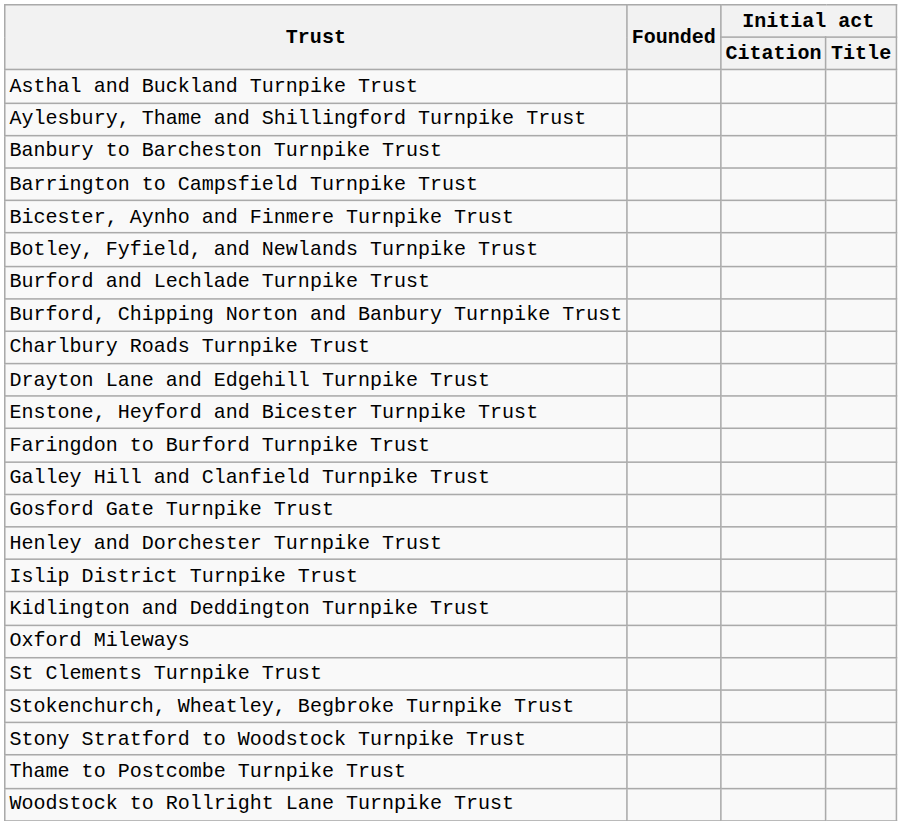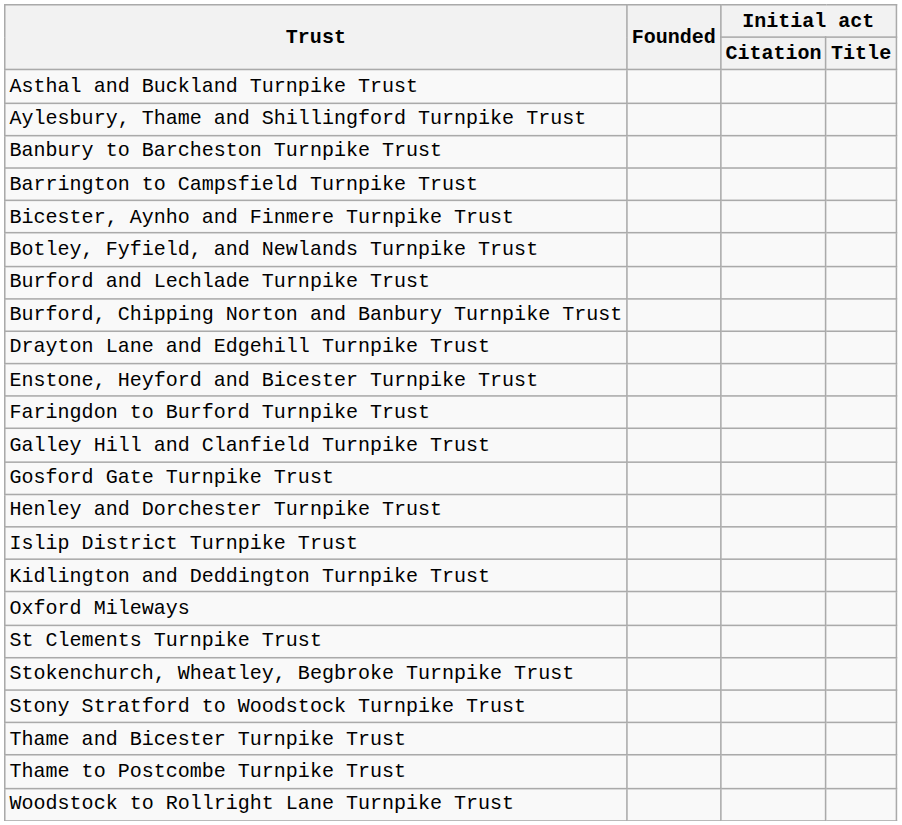- row: (190, 347)
+ row: (208, 739)
